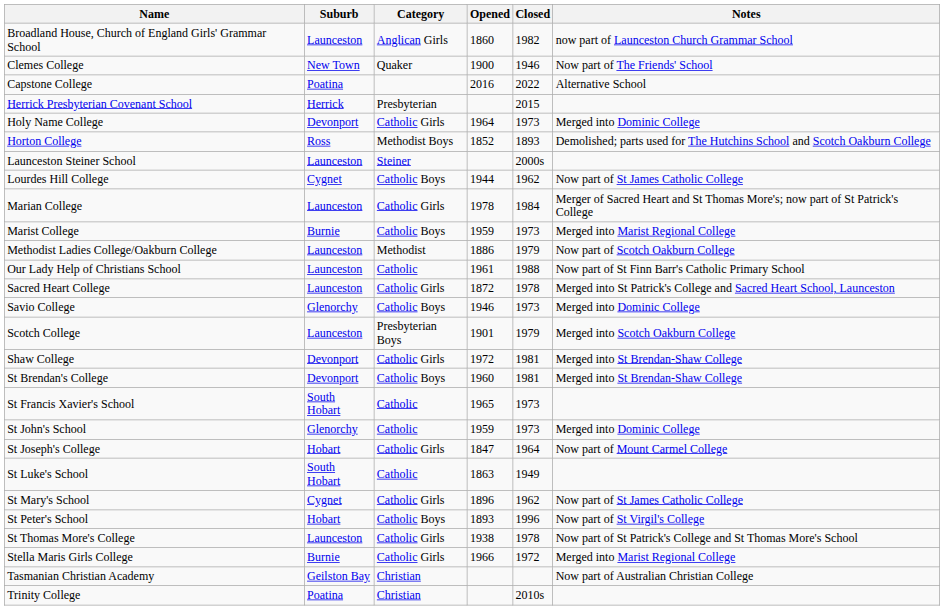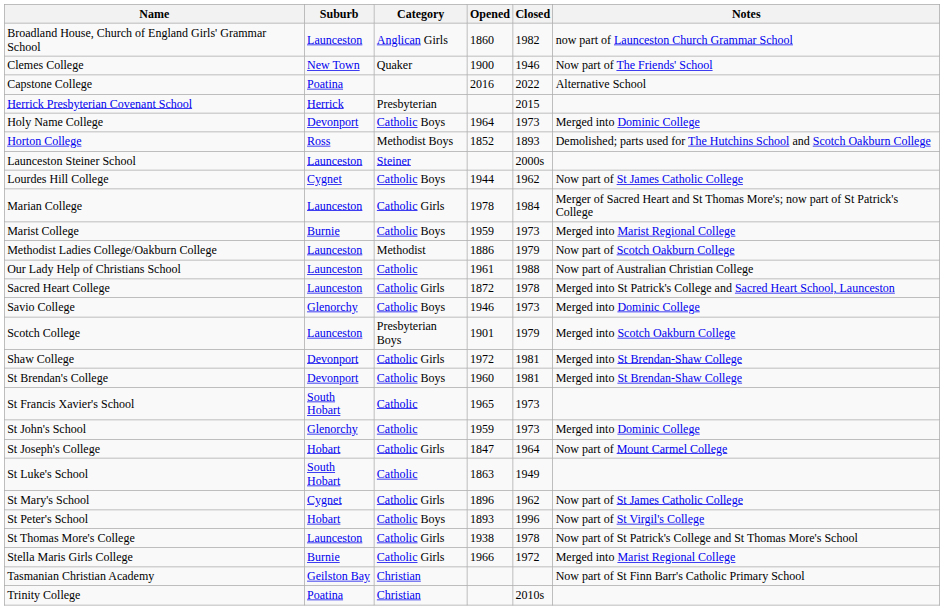(411, 122) Catholic Girls -> (411, 122) Catholic Boys
(680, 269) Now part of St Finn Barr's Catholic Primary School -> (654, 269) Now part of Australian Christian College
(654, 576) Now part of Australian Christian College -> (680, 576) Now part of St Finn Barr's Catholic Primary School
